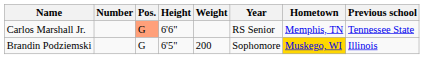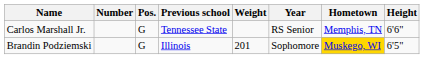columns swapped: (176, 12) <-> (382, 12)
(142, 29) lightsalmon background -> (142, 29) no background
(204, 45) 200 -> (242, 45) 201
